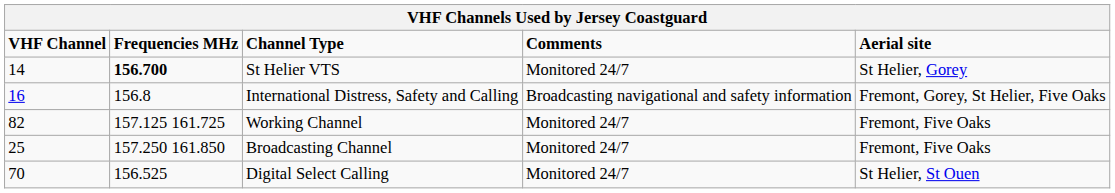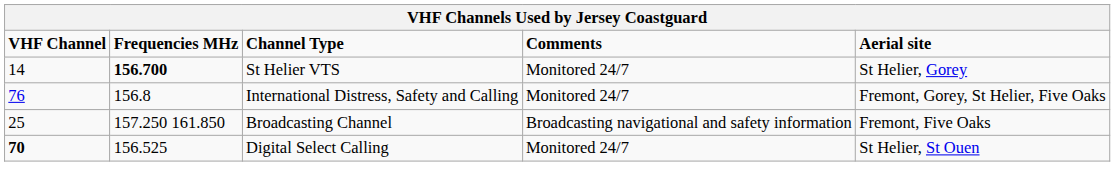(17, 95) 16 -> (17, 95) 76
(689, 95) Broadcasting navigational and safety information -> (577, 95) Monitored 24/7
- row: (304, 122)
(577, 148) Monitored 24/7 -> (689, 122) Broadcasting navigational and safety information
(17, 174) normal -> (17, 148) bold
